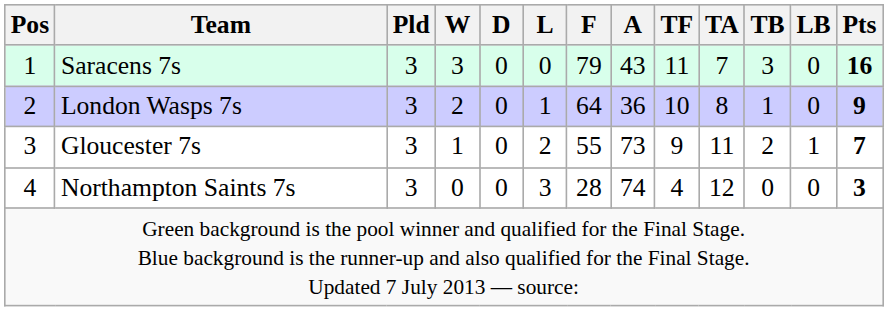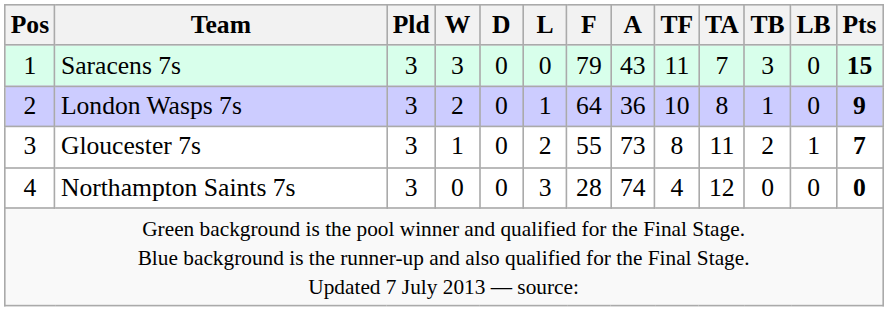(859, 65) 16 -> (859, 65) 15
(677, 146) 9 -> (677, 146) 8
(859, 187) 3 -> (859, 187) 0
